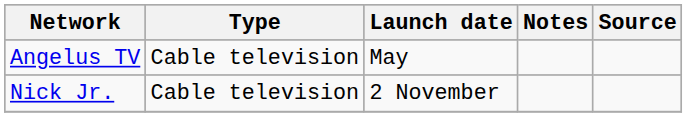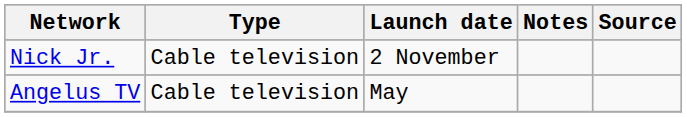rows swapped: (75, 58) <-> (62, 93)
